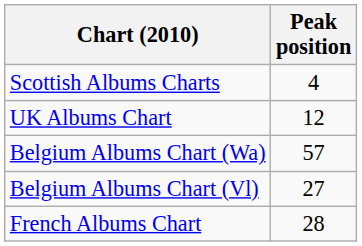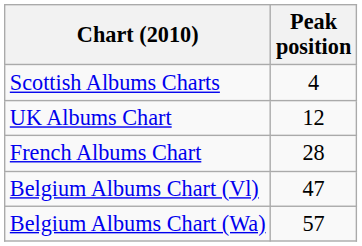rows swapped: (106, 223) <-> (138, 152)
(314, 188) 27 -> (314, 188) 47
